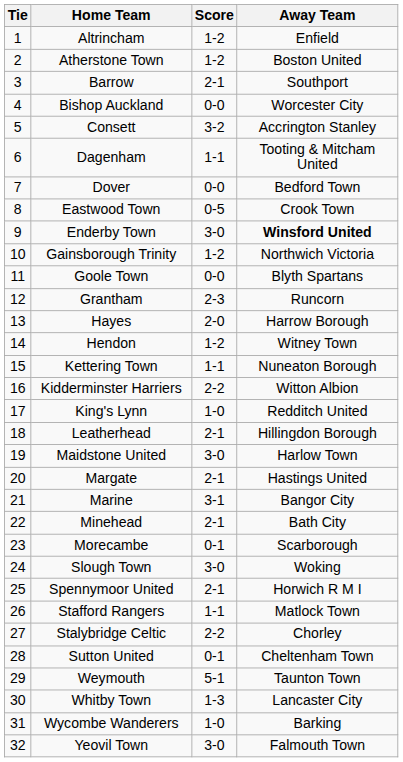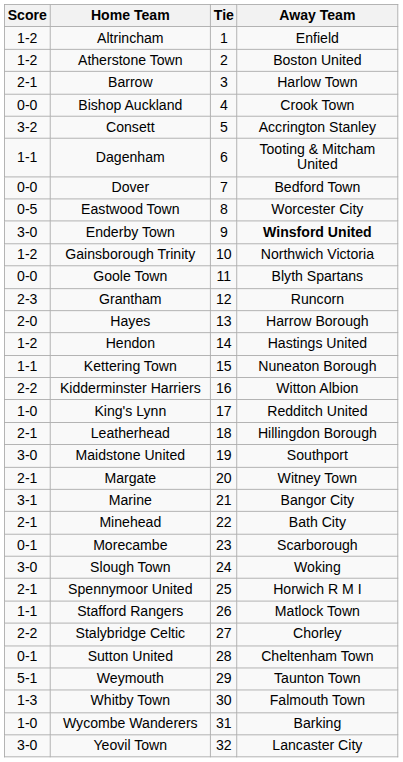columns swapped: (18, 15) <-> (214, 15)
(317, 82) Southport -> (317, 82) Harlow Town
(317, 104) Worcester City -> (317, 104) Crook Town
(317, 210) Crook Town -> (317, 210) Worcester City
(317, 344) Witney Town -> (317, 344) Hastings United
(317, 455) Harlow Town -> (317, 455) Southport
(317, 478) Hastings United -> (317, 478) Witney Town
(317, 701) Lancaster City -> (317, 701) Falmouth Town
(317, 746) Falmouth Town -> (317, 746) Lancaster City
